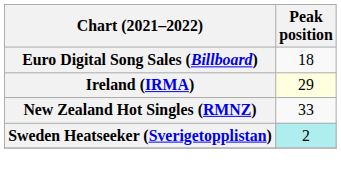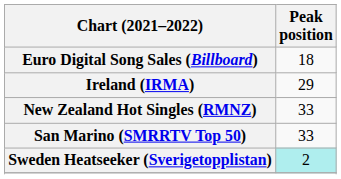(306, 85) lightyellow background -> (306, 85) no background
+ row: (140, 135)
